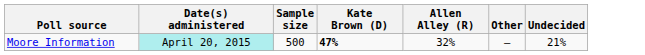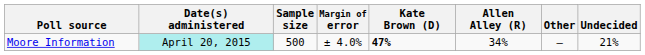+ column: (343, 20)
(446, 42) 32% -> (498, 42) 34%
